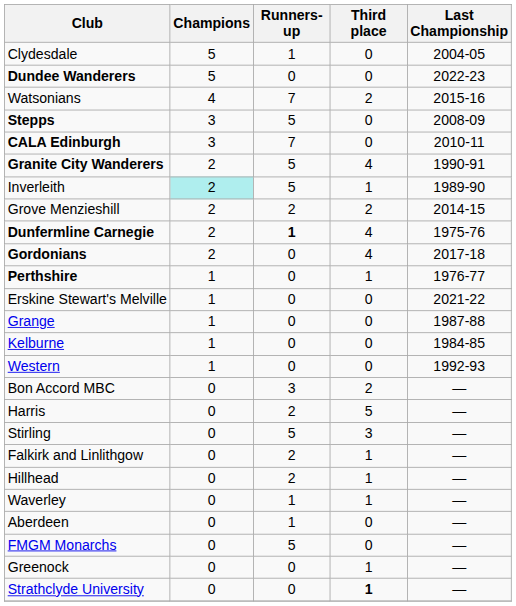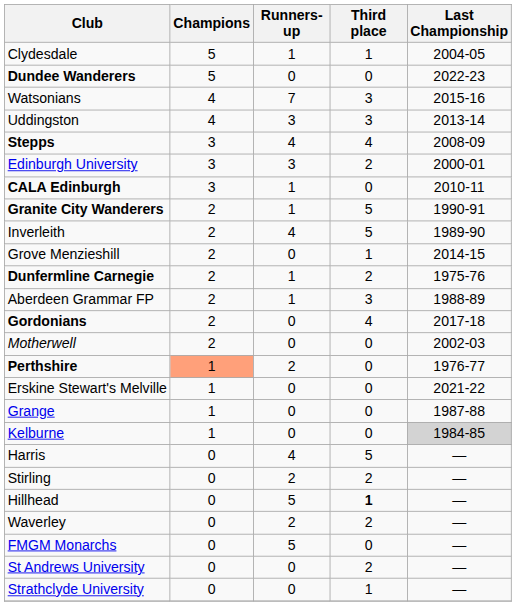(369, 53) 0 -> (369, 53) 1
(369, 98) 2 -> (369, 98) 3
+ row: (43, 120)
(292, 120) 5 -> (292, 143) 4
(369, 120) 0 -> (369, 143) 4
+ row: (73, 165)
(292, 143) 7 -> (292, 187) 1
(292, 165) 5 -> (292, 210) 1
(369, 165) 4 -> (369, 210) 5
(212, 187) paleturquoise background -> (212, 232) no background
(292, 187) 5 -> (292, 232) 4
(369, 187) 1 -> (369, 232) 5
(292, 210) 2 -> (292, 254) 0
(369, 210) 2 -> (369, 254) 1
(292, 232) bold -> (292, 277) normal
(369, 232) 4 -> (369, 277) 2
+ row: (81, 299)
+ row: (42, 344)
(212, 277) no background -> (212, 366) lightsalmon background
(292, 277) 0 -> (292, 366) 2
(369, 277) 1 -> (369, 366) 0
(459, 344) no background -> (459, 433) lightgrey background
- row: (34, 366)
- row: (61, 388)
(292, 411) 2 -> (292, 455) 4
(292, 433) 5 -> (292, 478) 2
(369, 433) 3 -> (369, 478) 2
- row: (75, 455)
(292, 478) 2 -> (292, 500) 5
(369, 478) normal -> (369, 500) bold
(292, 500) 1 -> (292, 522) 2
(369, 500) 1 -> (369, 522) 2
- row: (38, 522)
+ row: (76, 567)
- row: (38, 567)
(369, 589) bold -> (369, 589) normal
